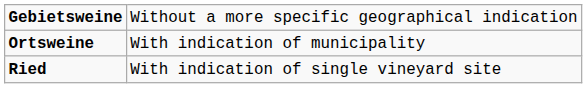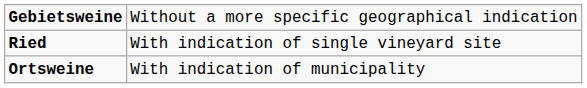rows swapped: (51, 43) <-> (27, 69)
